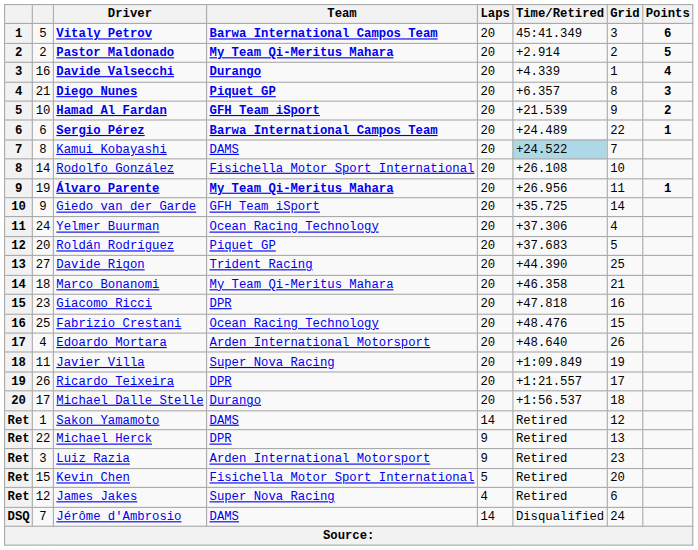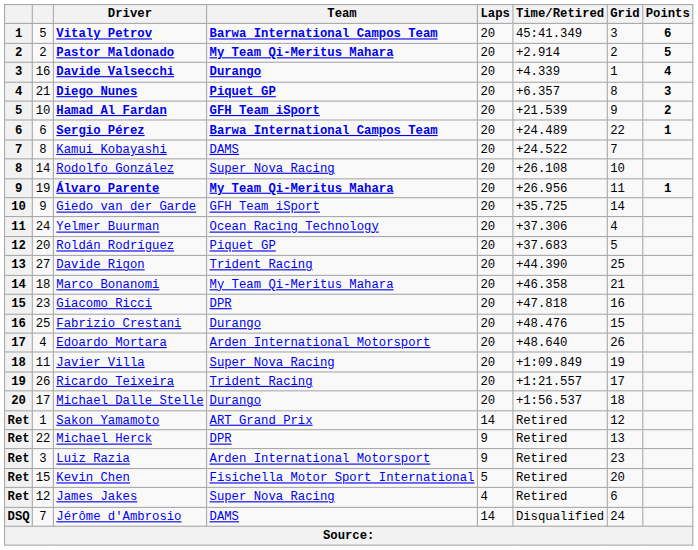(542, 150) lightblue background -> (542, 150) no background
(342, 169) Fisichella Motor Sport International -> (272, 169) Super Nova Racing
(294, 323) Ocean Racing Technology -> (235, 323) Durango
(221, 381) DPR -> (261, 381) Trident Racing
(224, 420) DAMS -> (261, 420) ART Grand Prix
